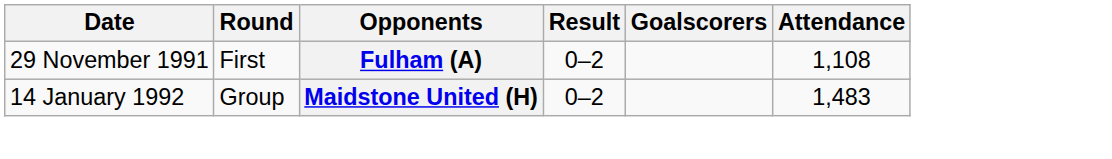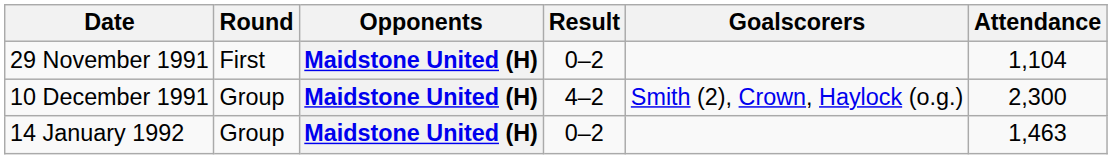(421, 60) Fulham (A) -> (421, 60) Maidstone United (H)
(842, 60) 1,108 -> (1038, 60) 1,104
+ row: (109, 97)
(842, 97) 1,483 -> (1038, 134) 1,463
